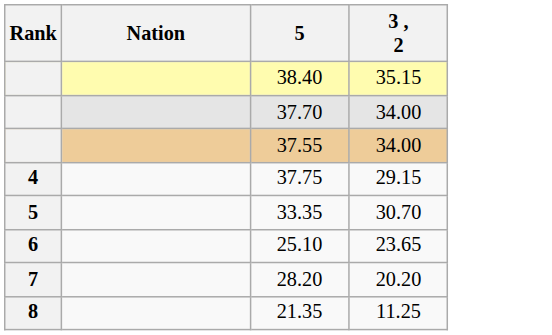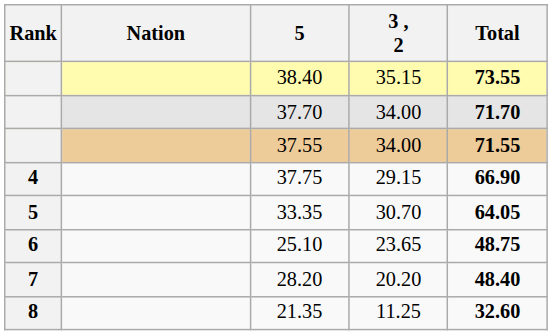+ column: (497, 32)
